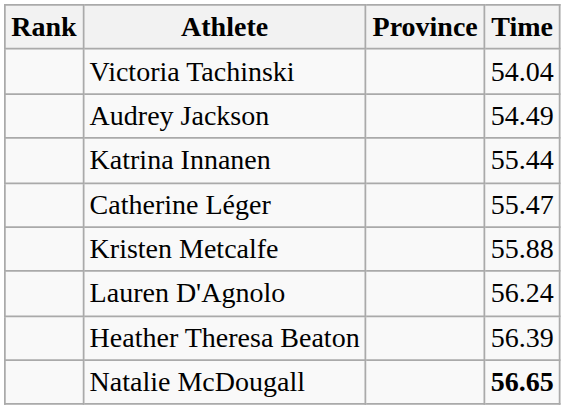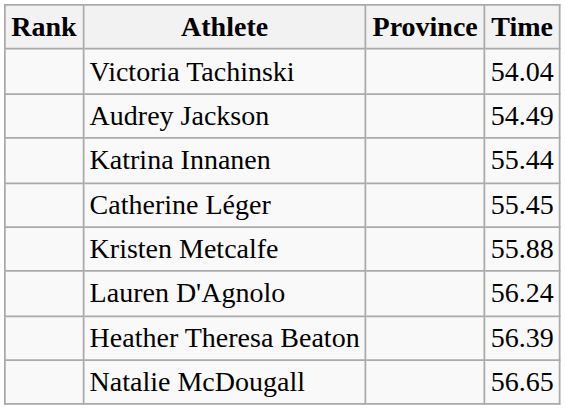(522, 204) 55.47 -> (522, 204) 55.45
(522, 381) bold -> (522, 381) normal
